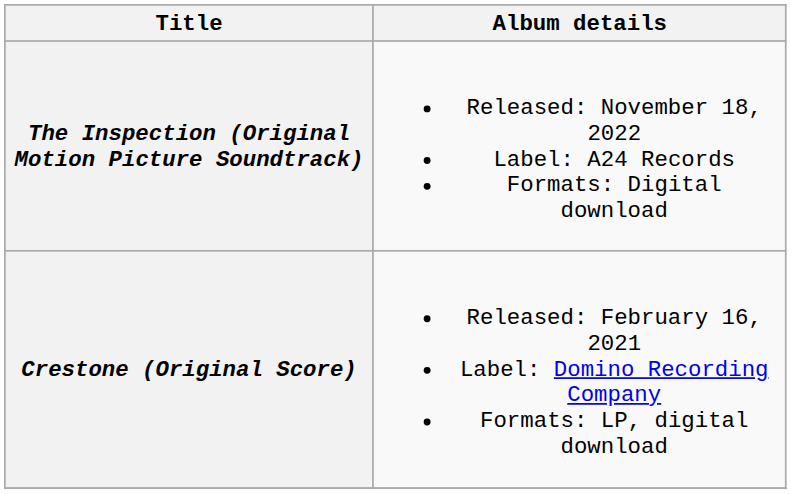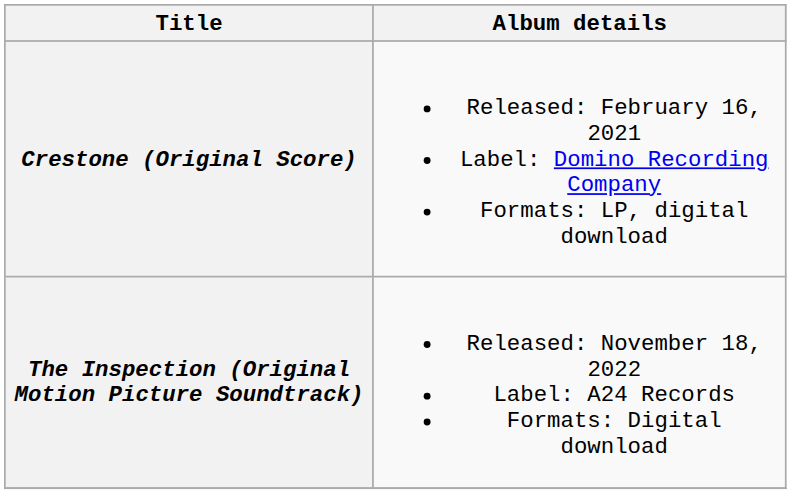rows swapped: (189, 369) <-> (189, 146)
